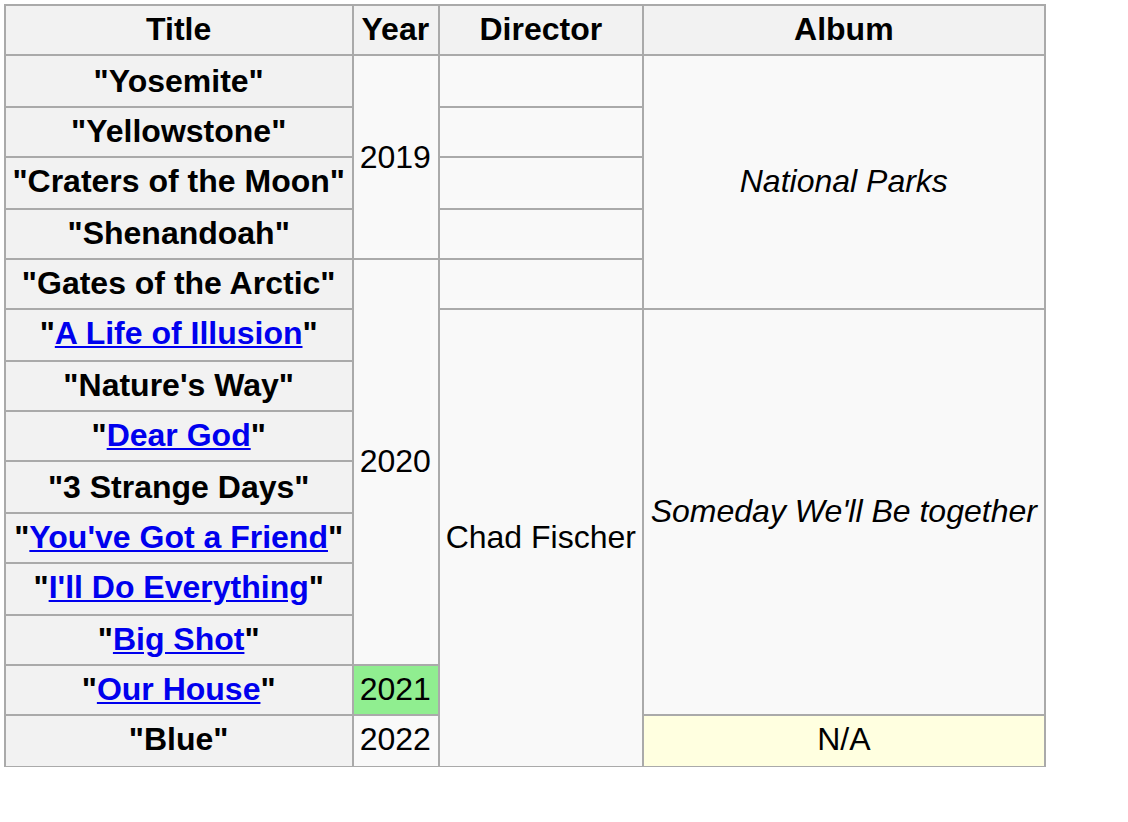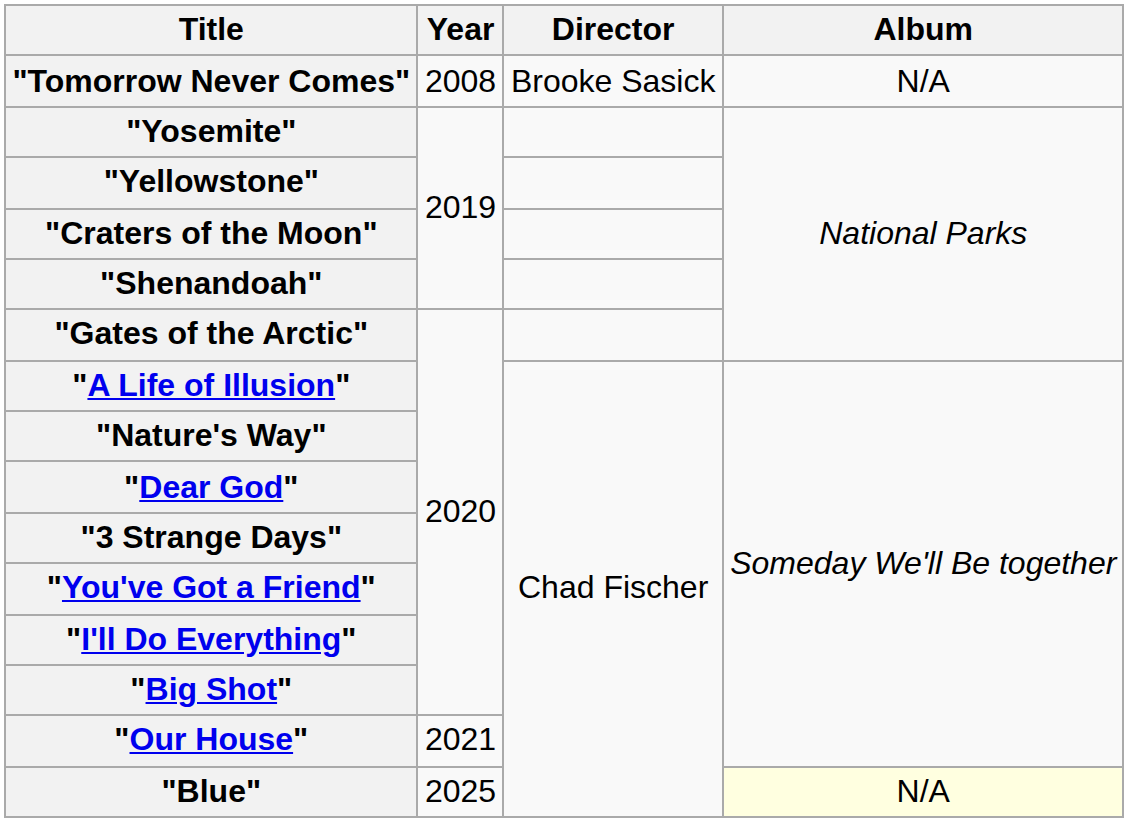+ row: (211, 80)
(395, 689) lightgreen background -> (461, 740) no background
(395, 740) 2022 -> (461, 791) 2025
